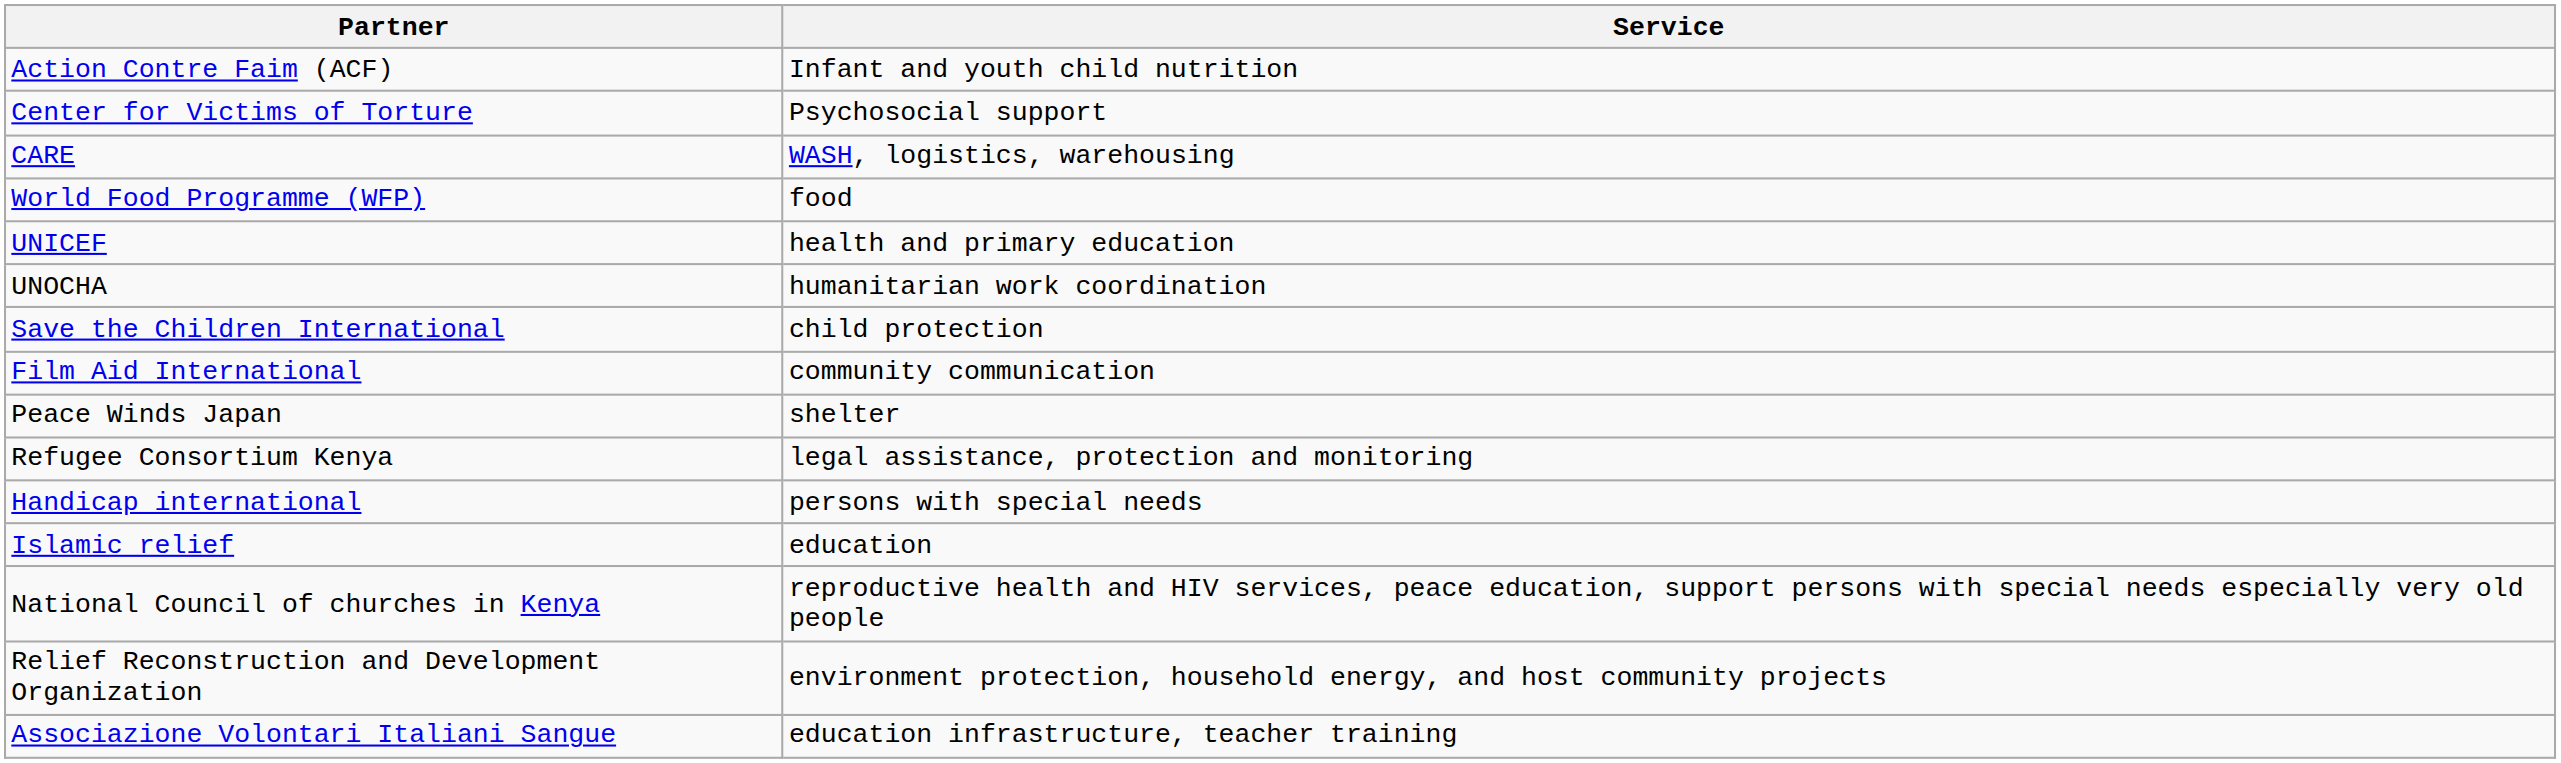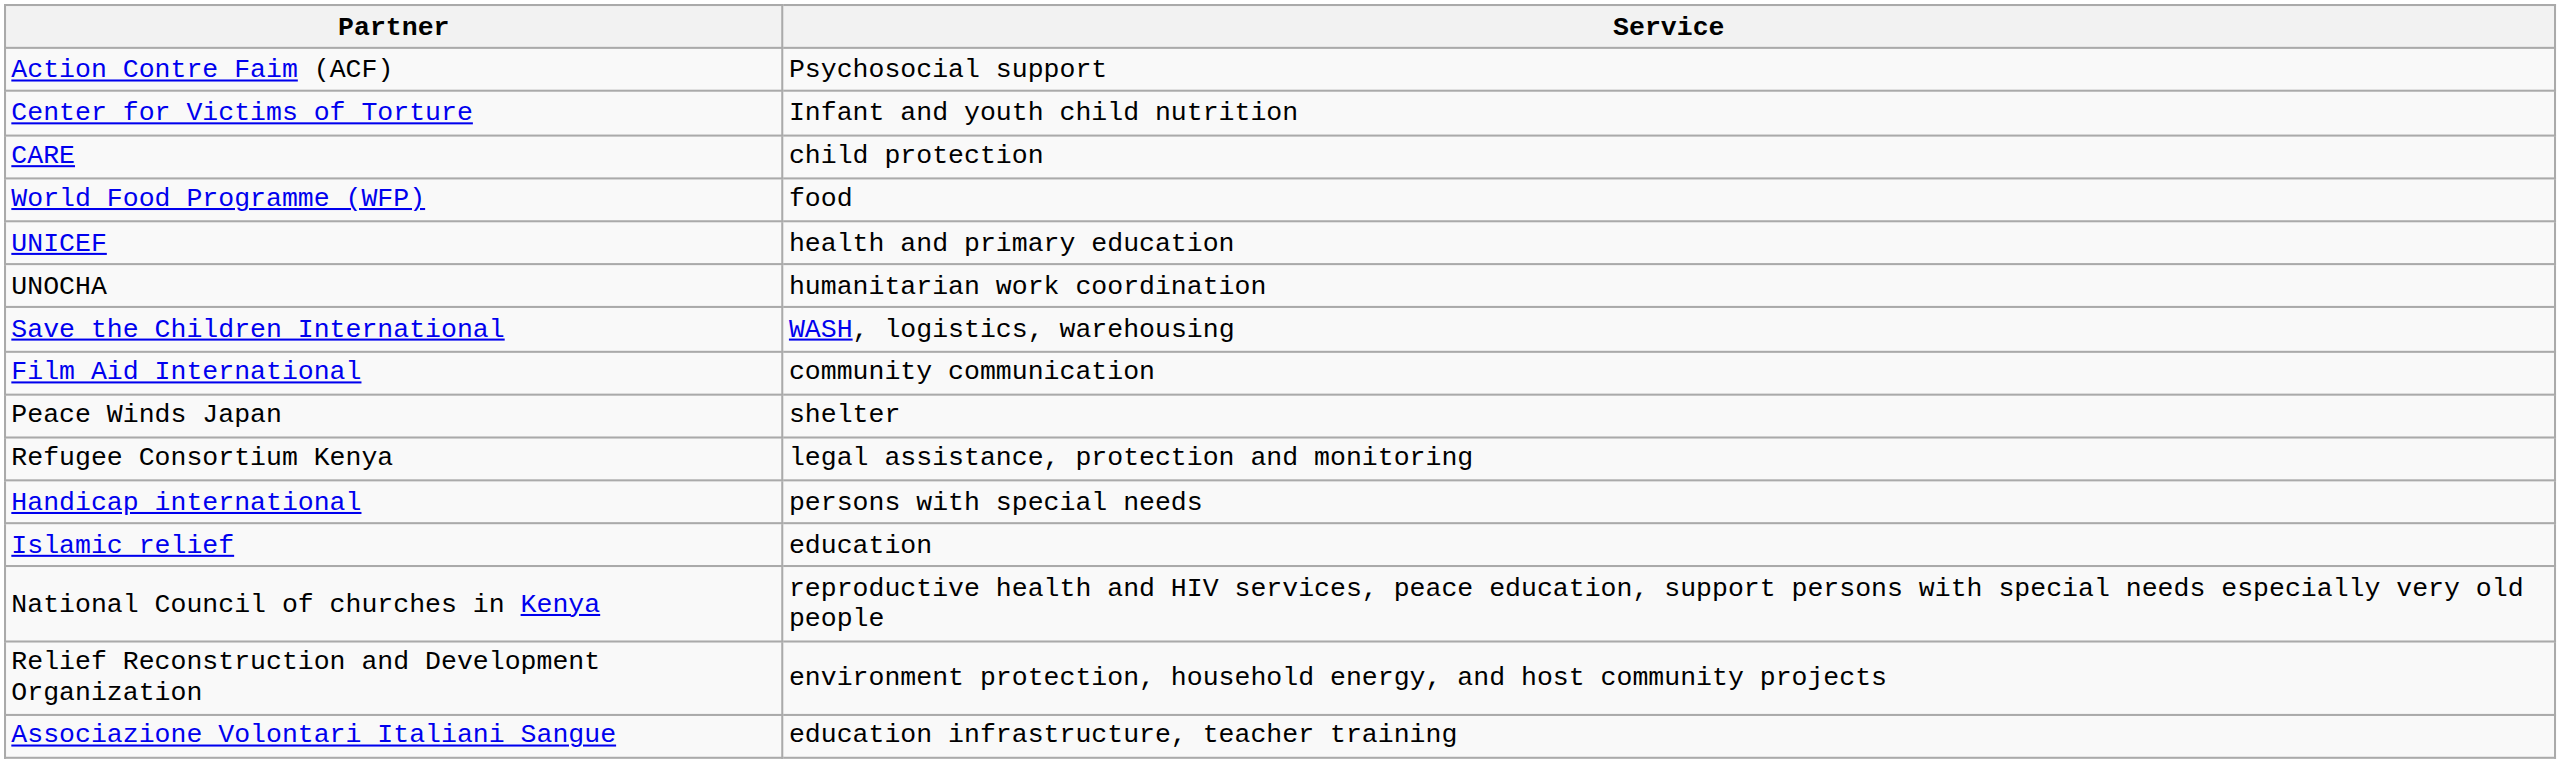(1044, 70) Infant and youth child nutrition -> (948, 70) Psychosocial support
(948, 113) Psychosocial support -> (1044, 113) Infant and youth child nutrition
(1012, 156) WASH, logistics, warehousing -> (916, 156) child protection
(916, 329) child protection -> (1012, 329) WASH, logistics, warehousing
